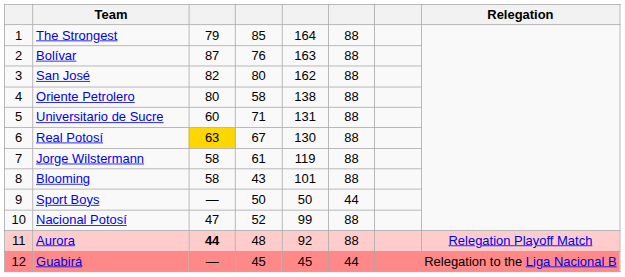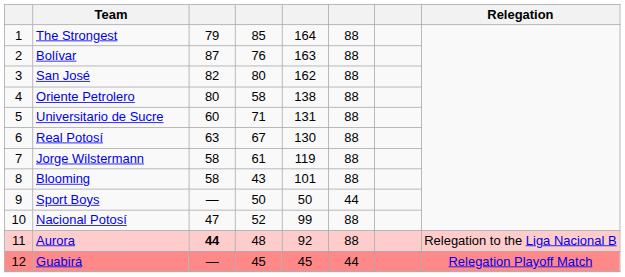(212, 138) gold background -> (212, 138) no background
(520, 240) Relegation Playoff Match -> (520, 240) Relegation to the Liga Nacional B
(520, 261) Relegation to the Liga Nacional B -> (520, 261) Relegation Playoff Match
